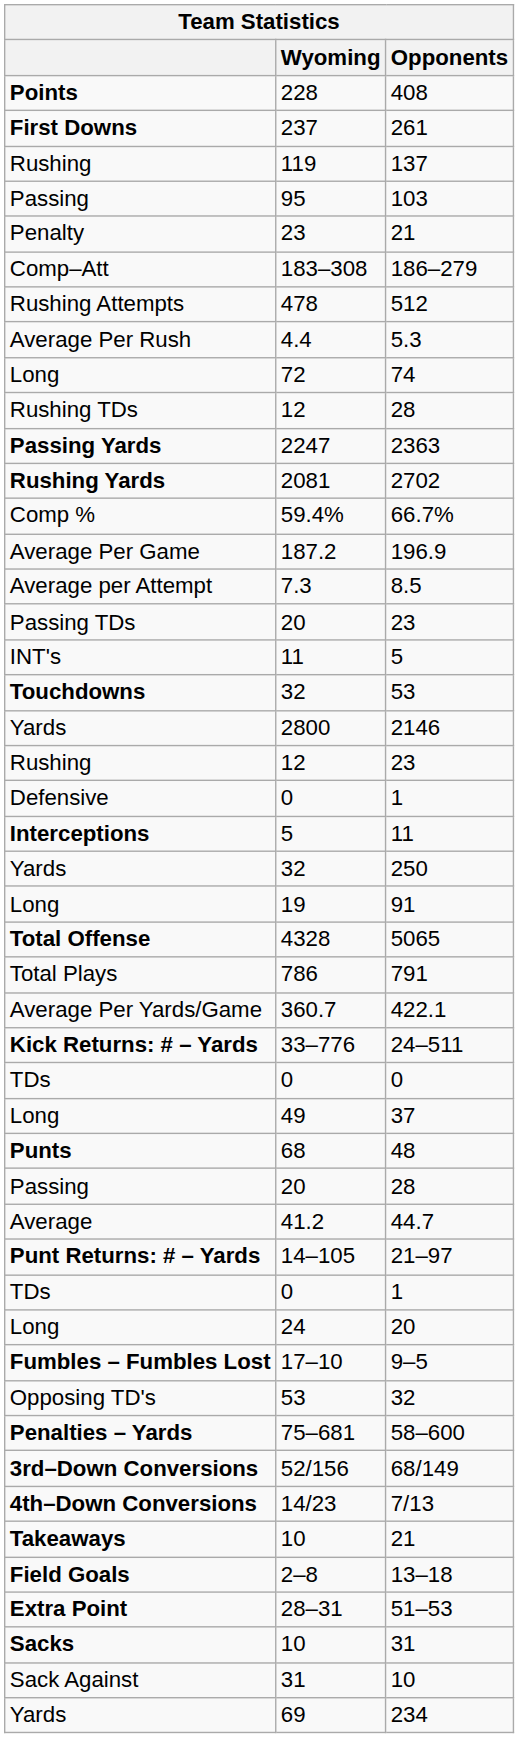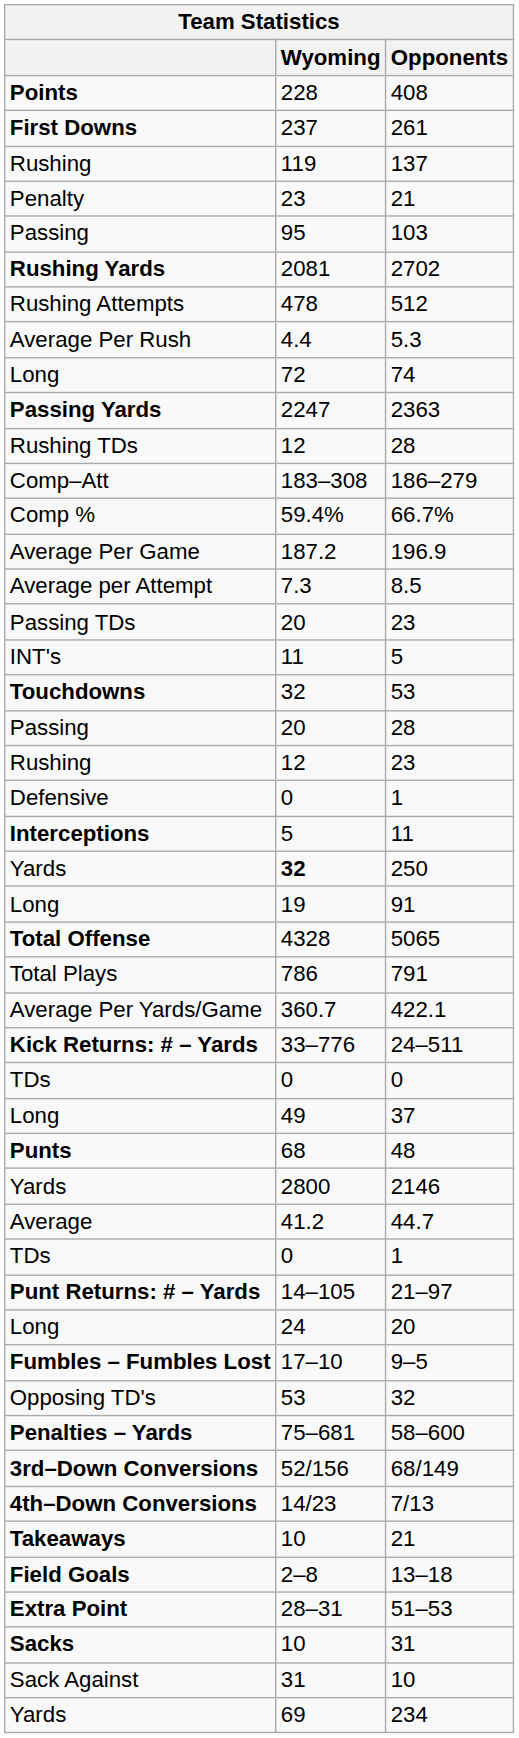rows swapped: (49, 198) <-> (47, 233)
rows swapped: (87, 480) <-> (59, 269)
rows swapped: (74, 410) <-> (86, 445)
rows swapped: (49, 1186) <-> (38, 727)
(293, 868) normal -> (293, 868) bold
rows swapped: (135, 1256) <-> (30, 1291)
